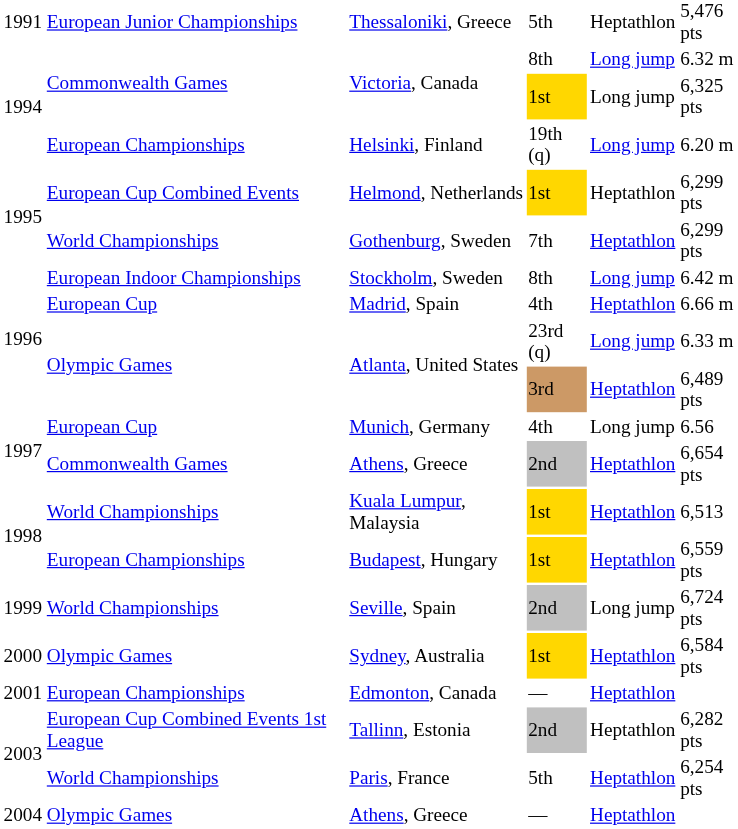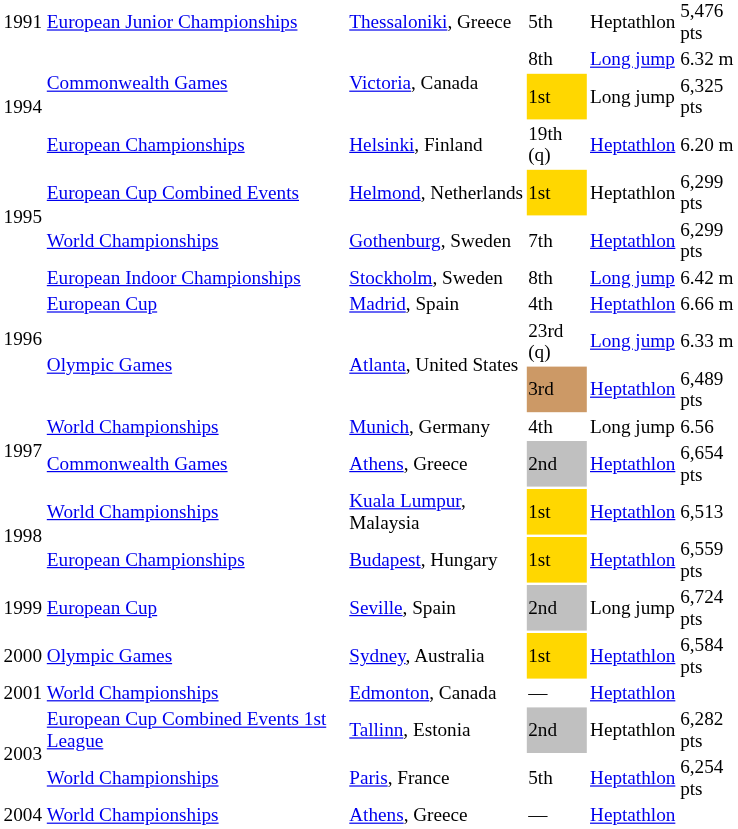(632, 144) Long jump -> (633, 144) Heptathlon
(102, 426) European Cup -> (133, 426) World Championships
(133, 607) World Championships -> (102, 607) European Cup
(146, 692) European Championships -> (133, 692) World Championships
(109, 815) Olympic Games -> (133, 815) World Championships
